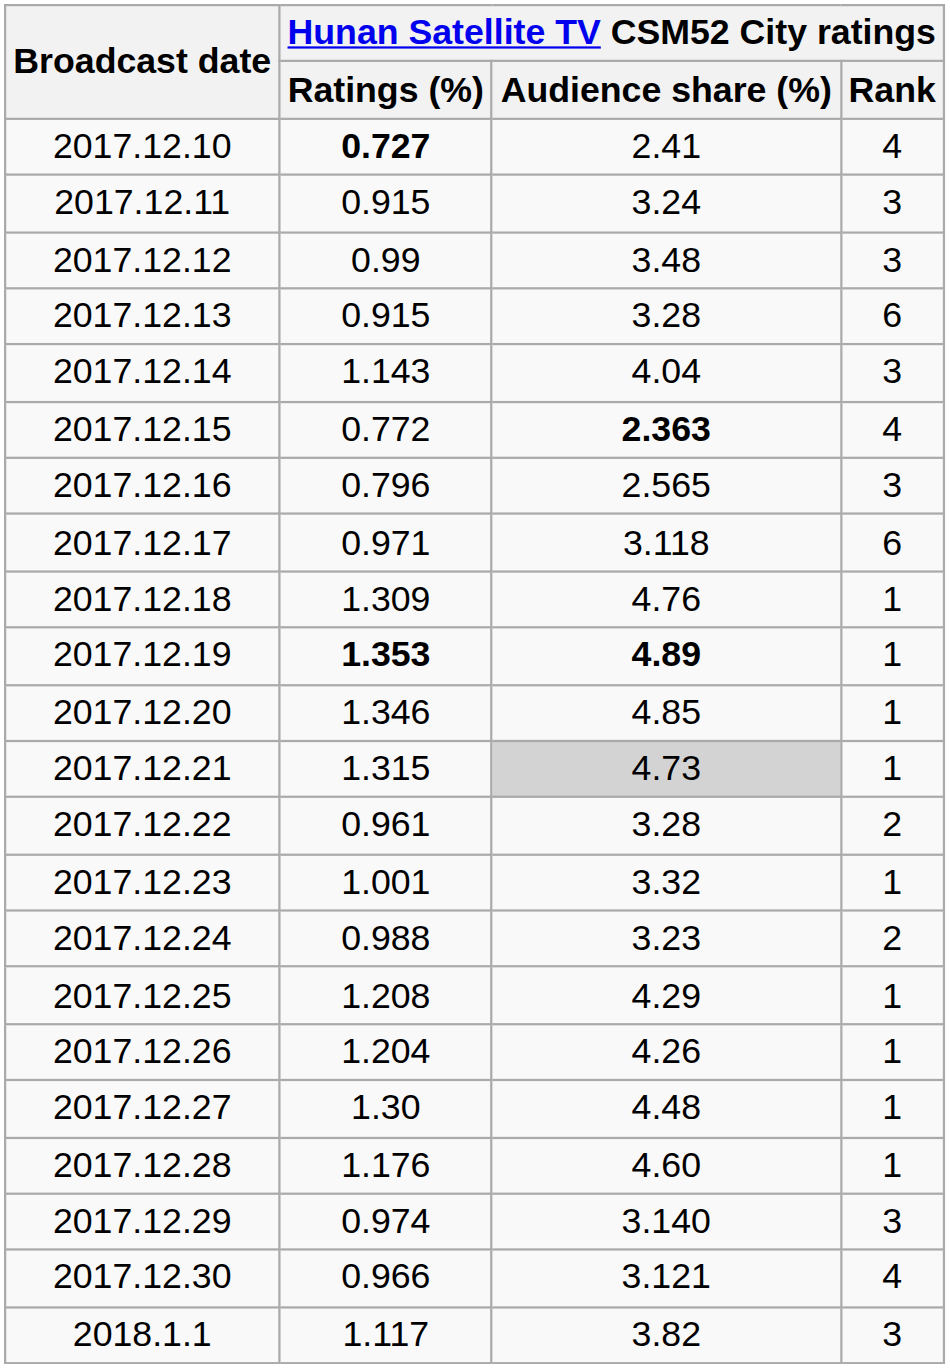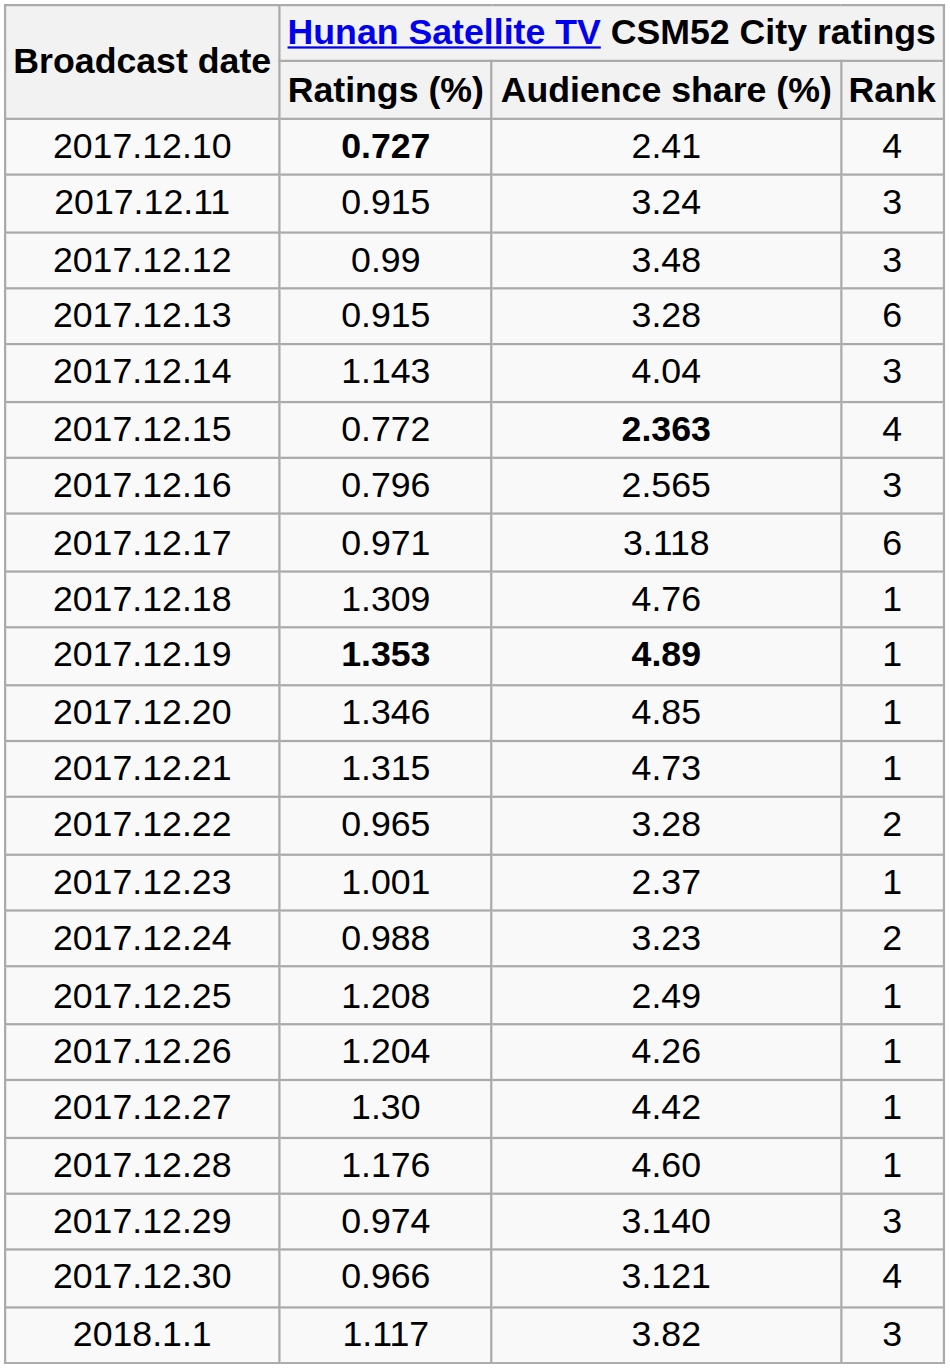(666, 768) lightgrey background -> (666, 768) no background
(386, 825) 0.961 -> (386, 825) 0.965
(666, 881) 3.32 -> (666, 881) 2.37
(666, 994) 4.29 -> (666, 994) 2.49
(666, 1107) 4.48 -> (666, 1107) 4.42
